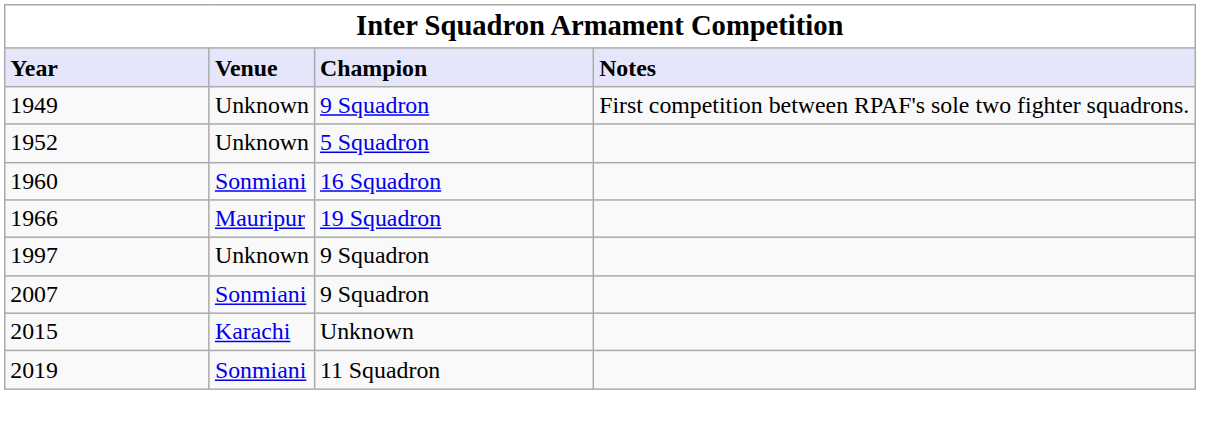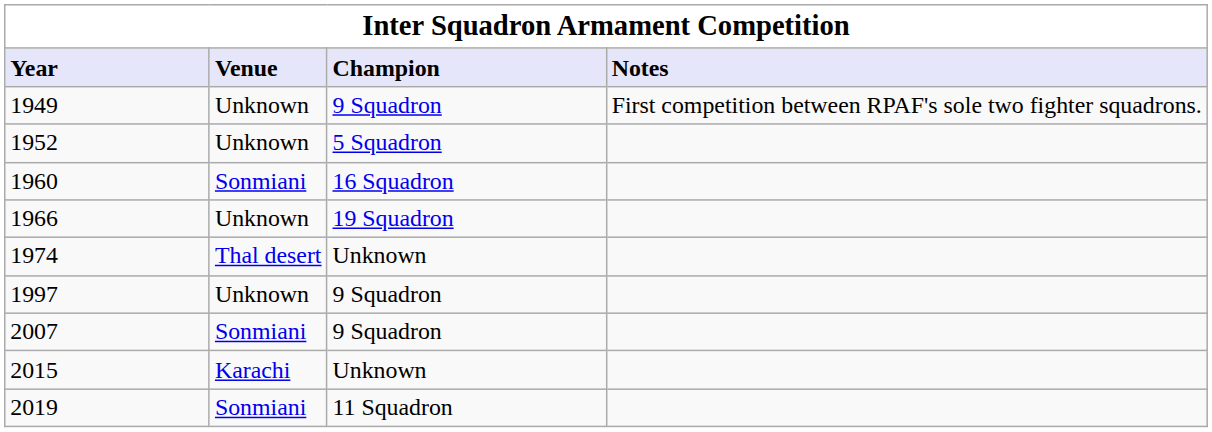(260, 218) Mauripur -> (262, 218) Unknown
+ row: (34, 256)
